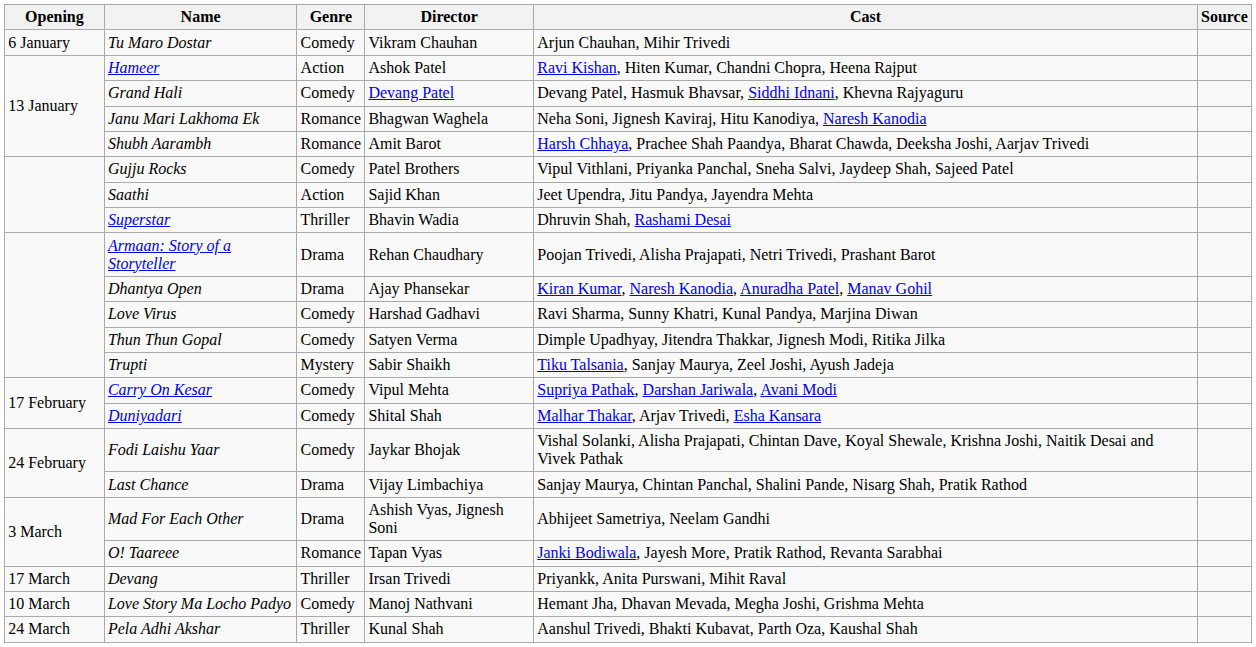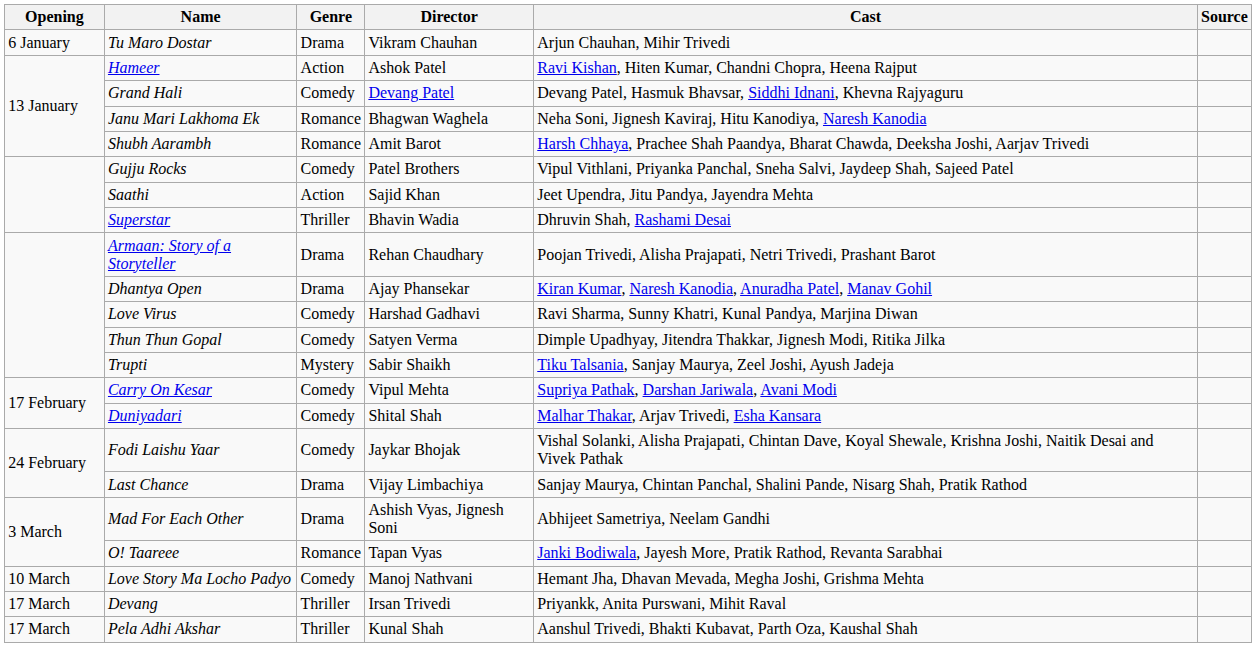(328, 42) Comedy -> (322, 42) Drama
rows swapped: (199, 604) <-> (133, 578)
(39, 629) 24 March -> (39, 629) 17 March
